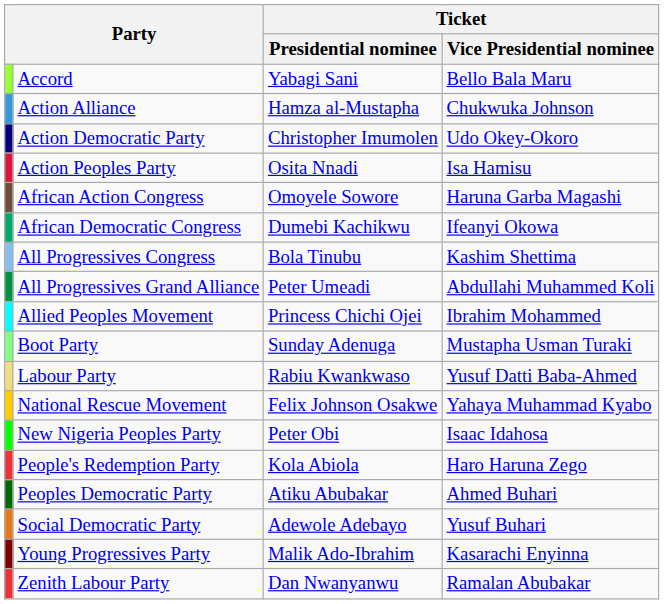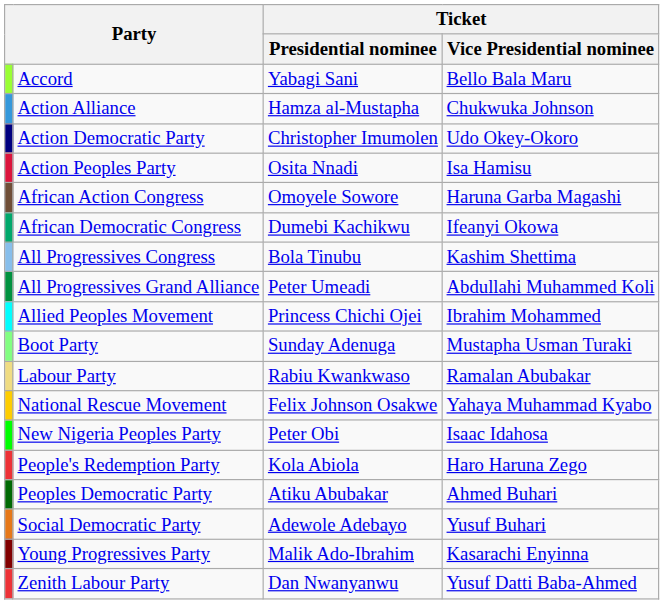(542, 375) Yusuf Datti Baba-Ahmed -> (519, 375) Ramalan Abubakar
(519, 583) Ramalan Abubakar -> (542, 583) Yusuf Datti Baba-Ahmed
